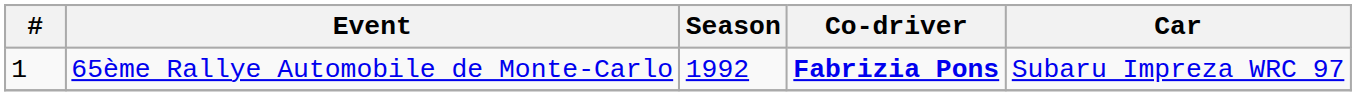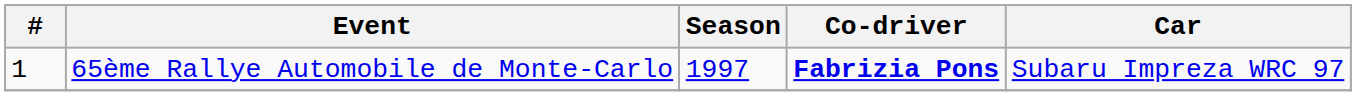(717, 70) 1992 -> (717, 70) 1997
